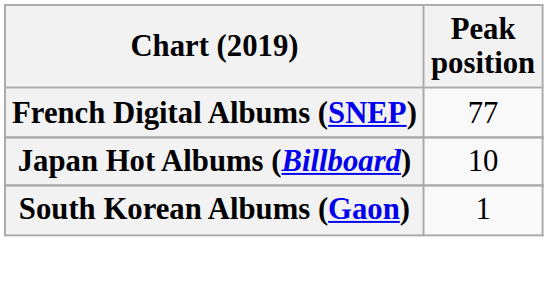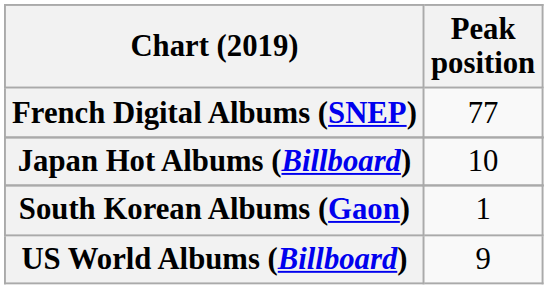+ row: (214, 258)
